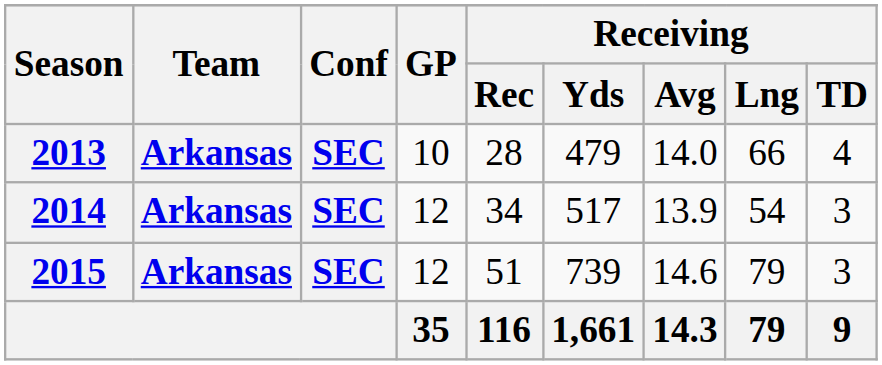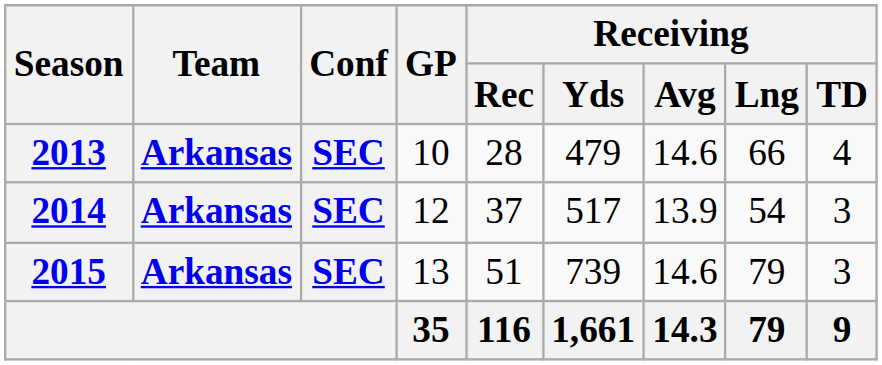(685, 152) 14.0 -> (685, 152) 14.6
(504, 211) 34 -> (504, 211) 37
(431, 270) 12 -> (431, 270) 13
